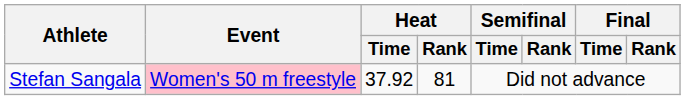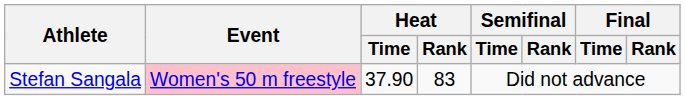(389, 80) 37.92 -> (389, 80) 37.90
(445, 80) 81 -> (445, 80) 83
